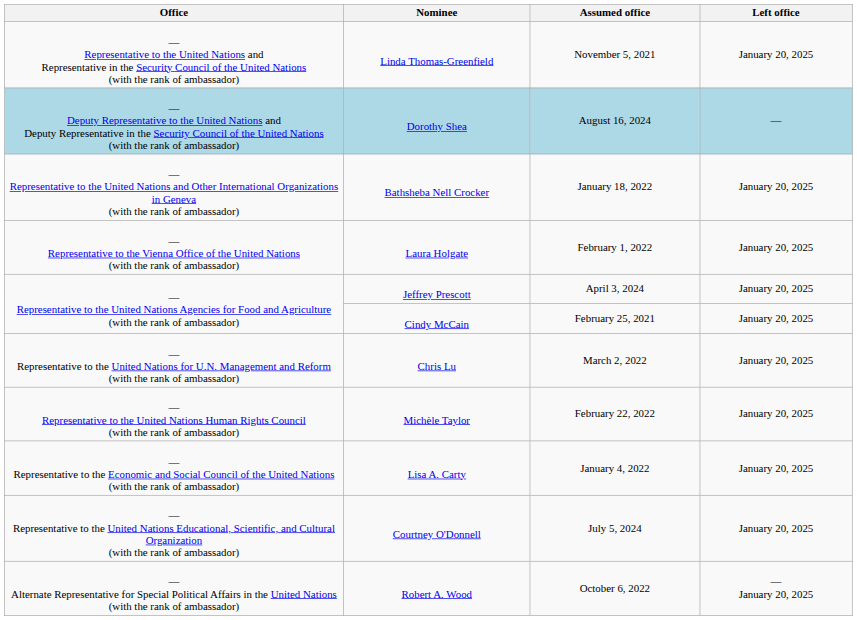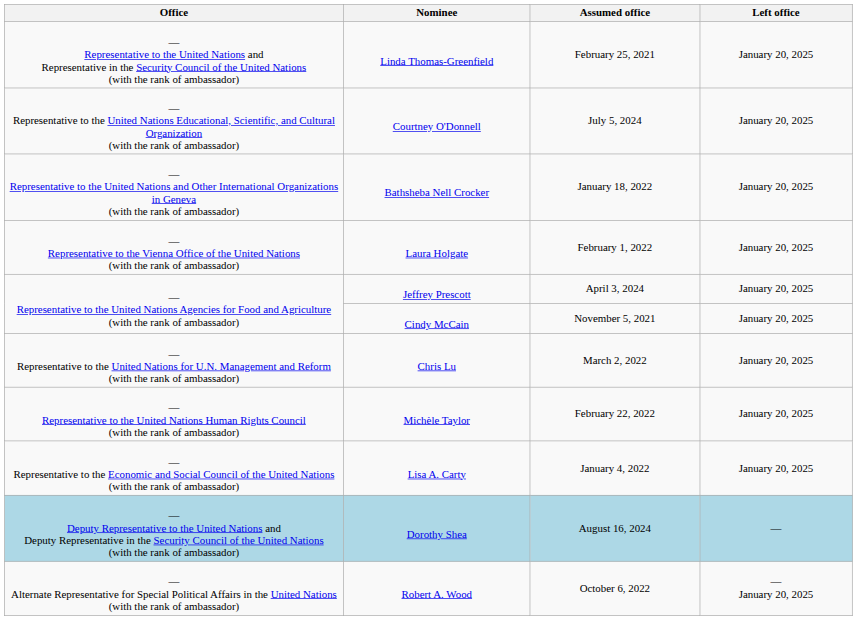(615, 54) November 5, 2021 -> (615, 54) February 25, 2021
rows swapped: (437, 127) <-> (437, 534)
(615, 318) February 25, 2021 -> (615, 318) November 5, 2021
